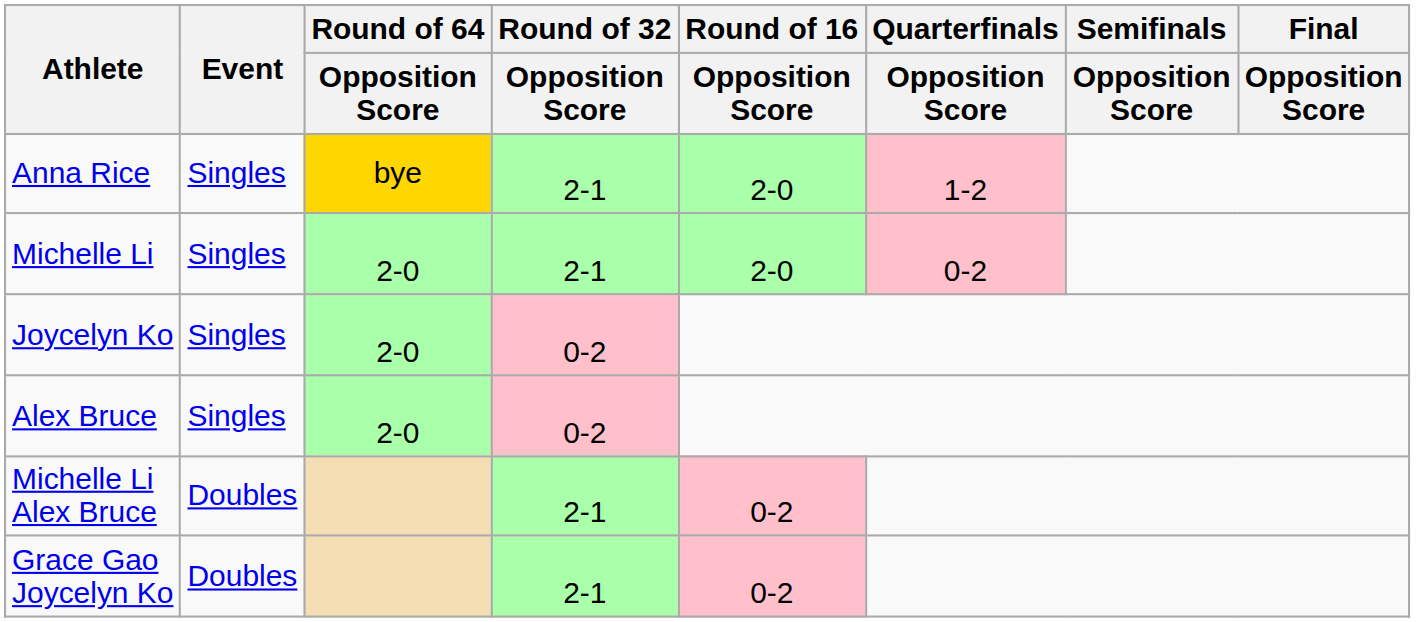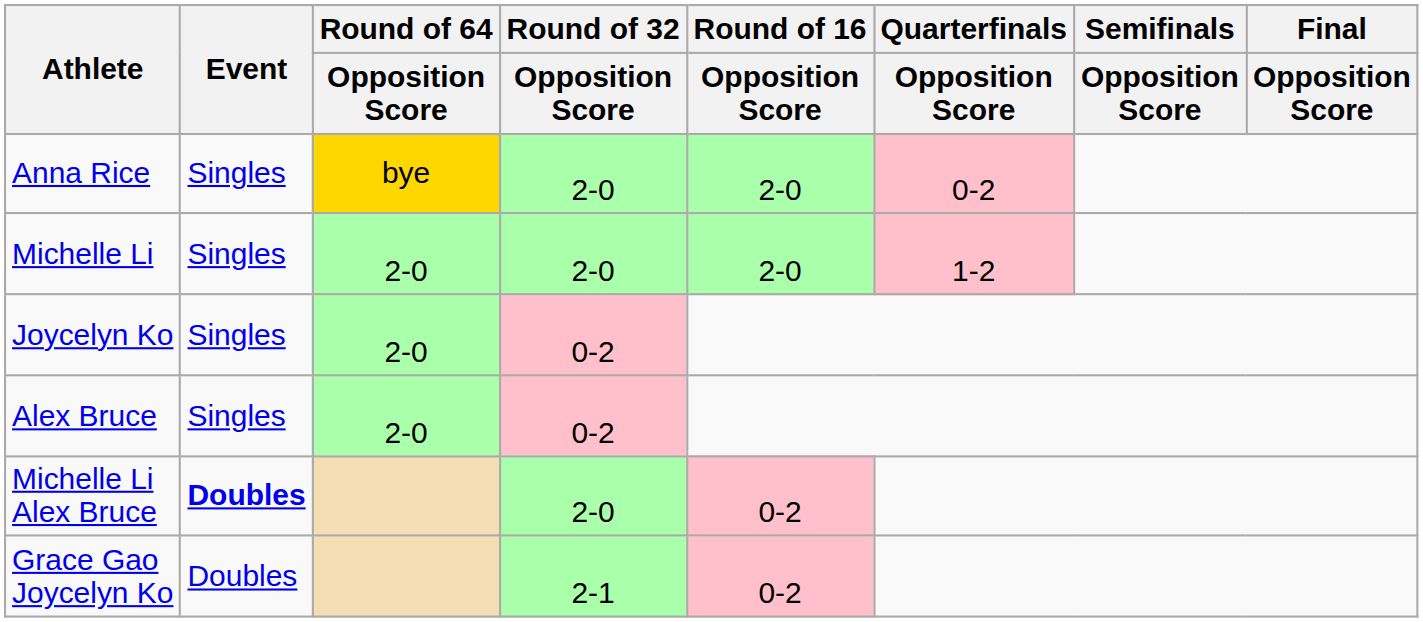(585, 190) 2-1 -> (593, 190) 2-0
(965, 190) 1-2 -> (974, 190) 0-2
(585, 271) 2-1 -> (593, 271) 2-0
(965, 271) 0-2 -> (974, 271) 1-2
(242, 496) normal -> (247, 496) bold
(585, 513) 2-1 -> (593, 513) 2-0
